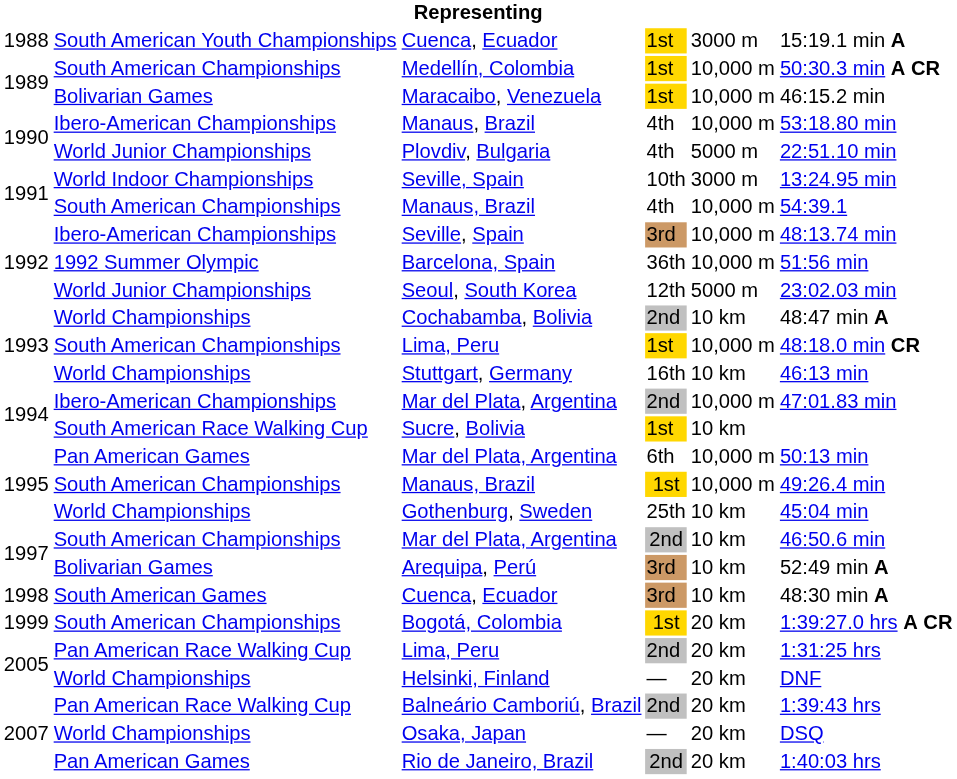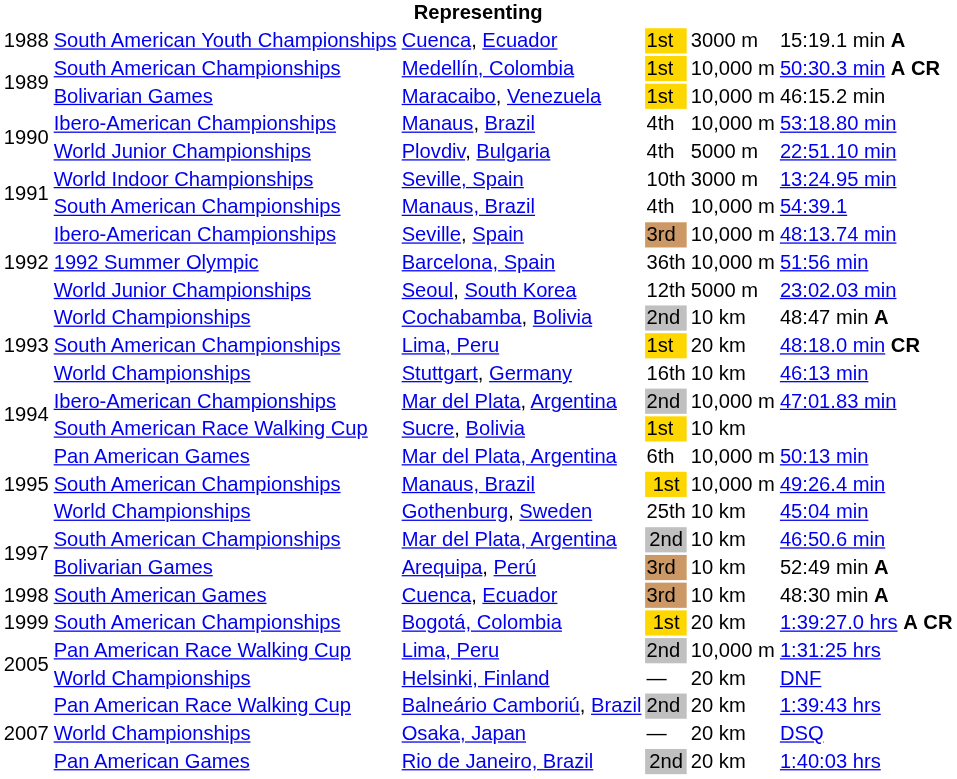(733, 345) 10,000 m -> (718, 345) 20 km
(718, 650) 20 km -> (733, 650) 10,000 m
